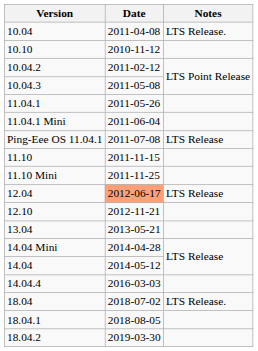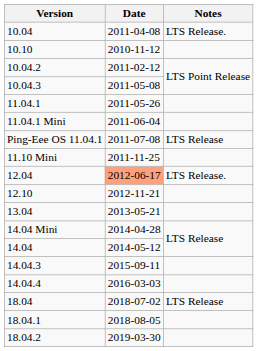- row: (20, 157)
(195, 193) LTS Release -> (196, 175) LTS Release.
+ row: (24, 265)
(196, 301) LTS Release. -> (195, 301) LTS Release
